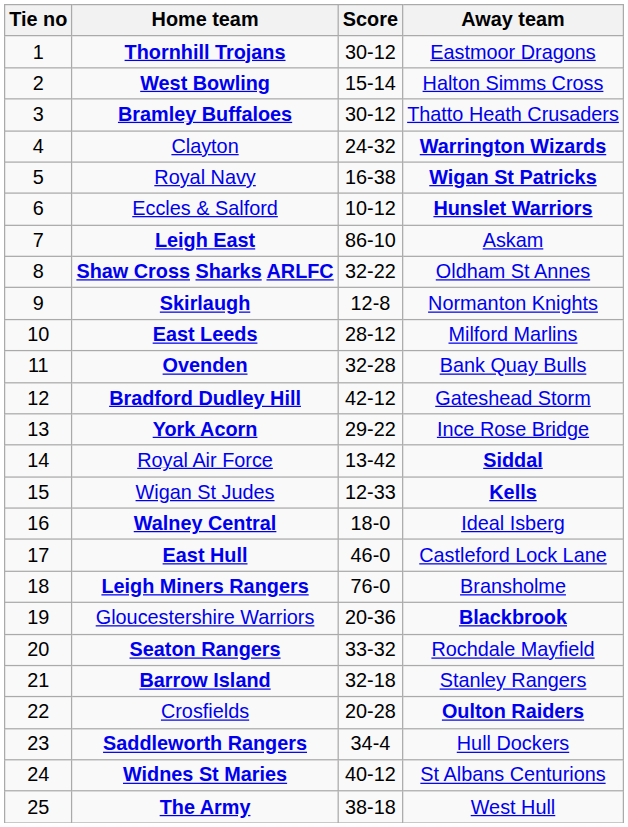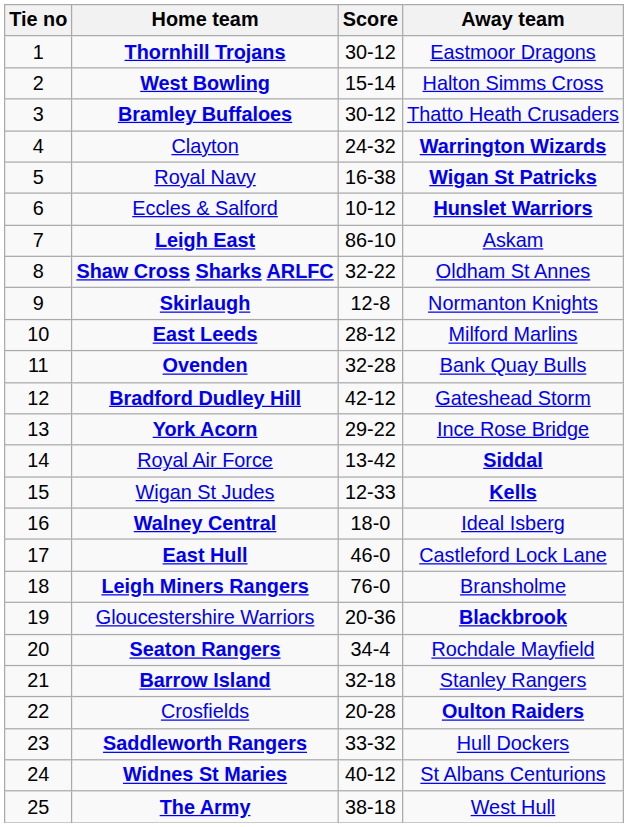(370, 649) 33-32 -> (370, 649) 34-4
(370, 743) 34-4 -> (370, 743) 33-32
